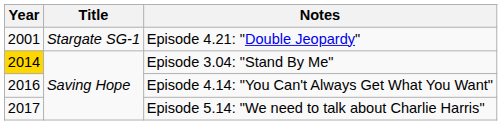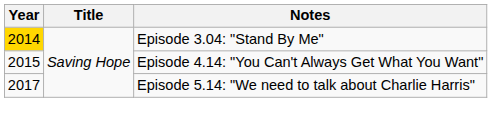- row: (253, 39)
(24, 85) 2016 -> (24, 62) 2015
